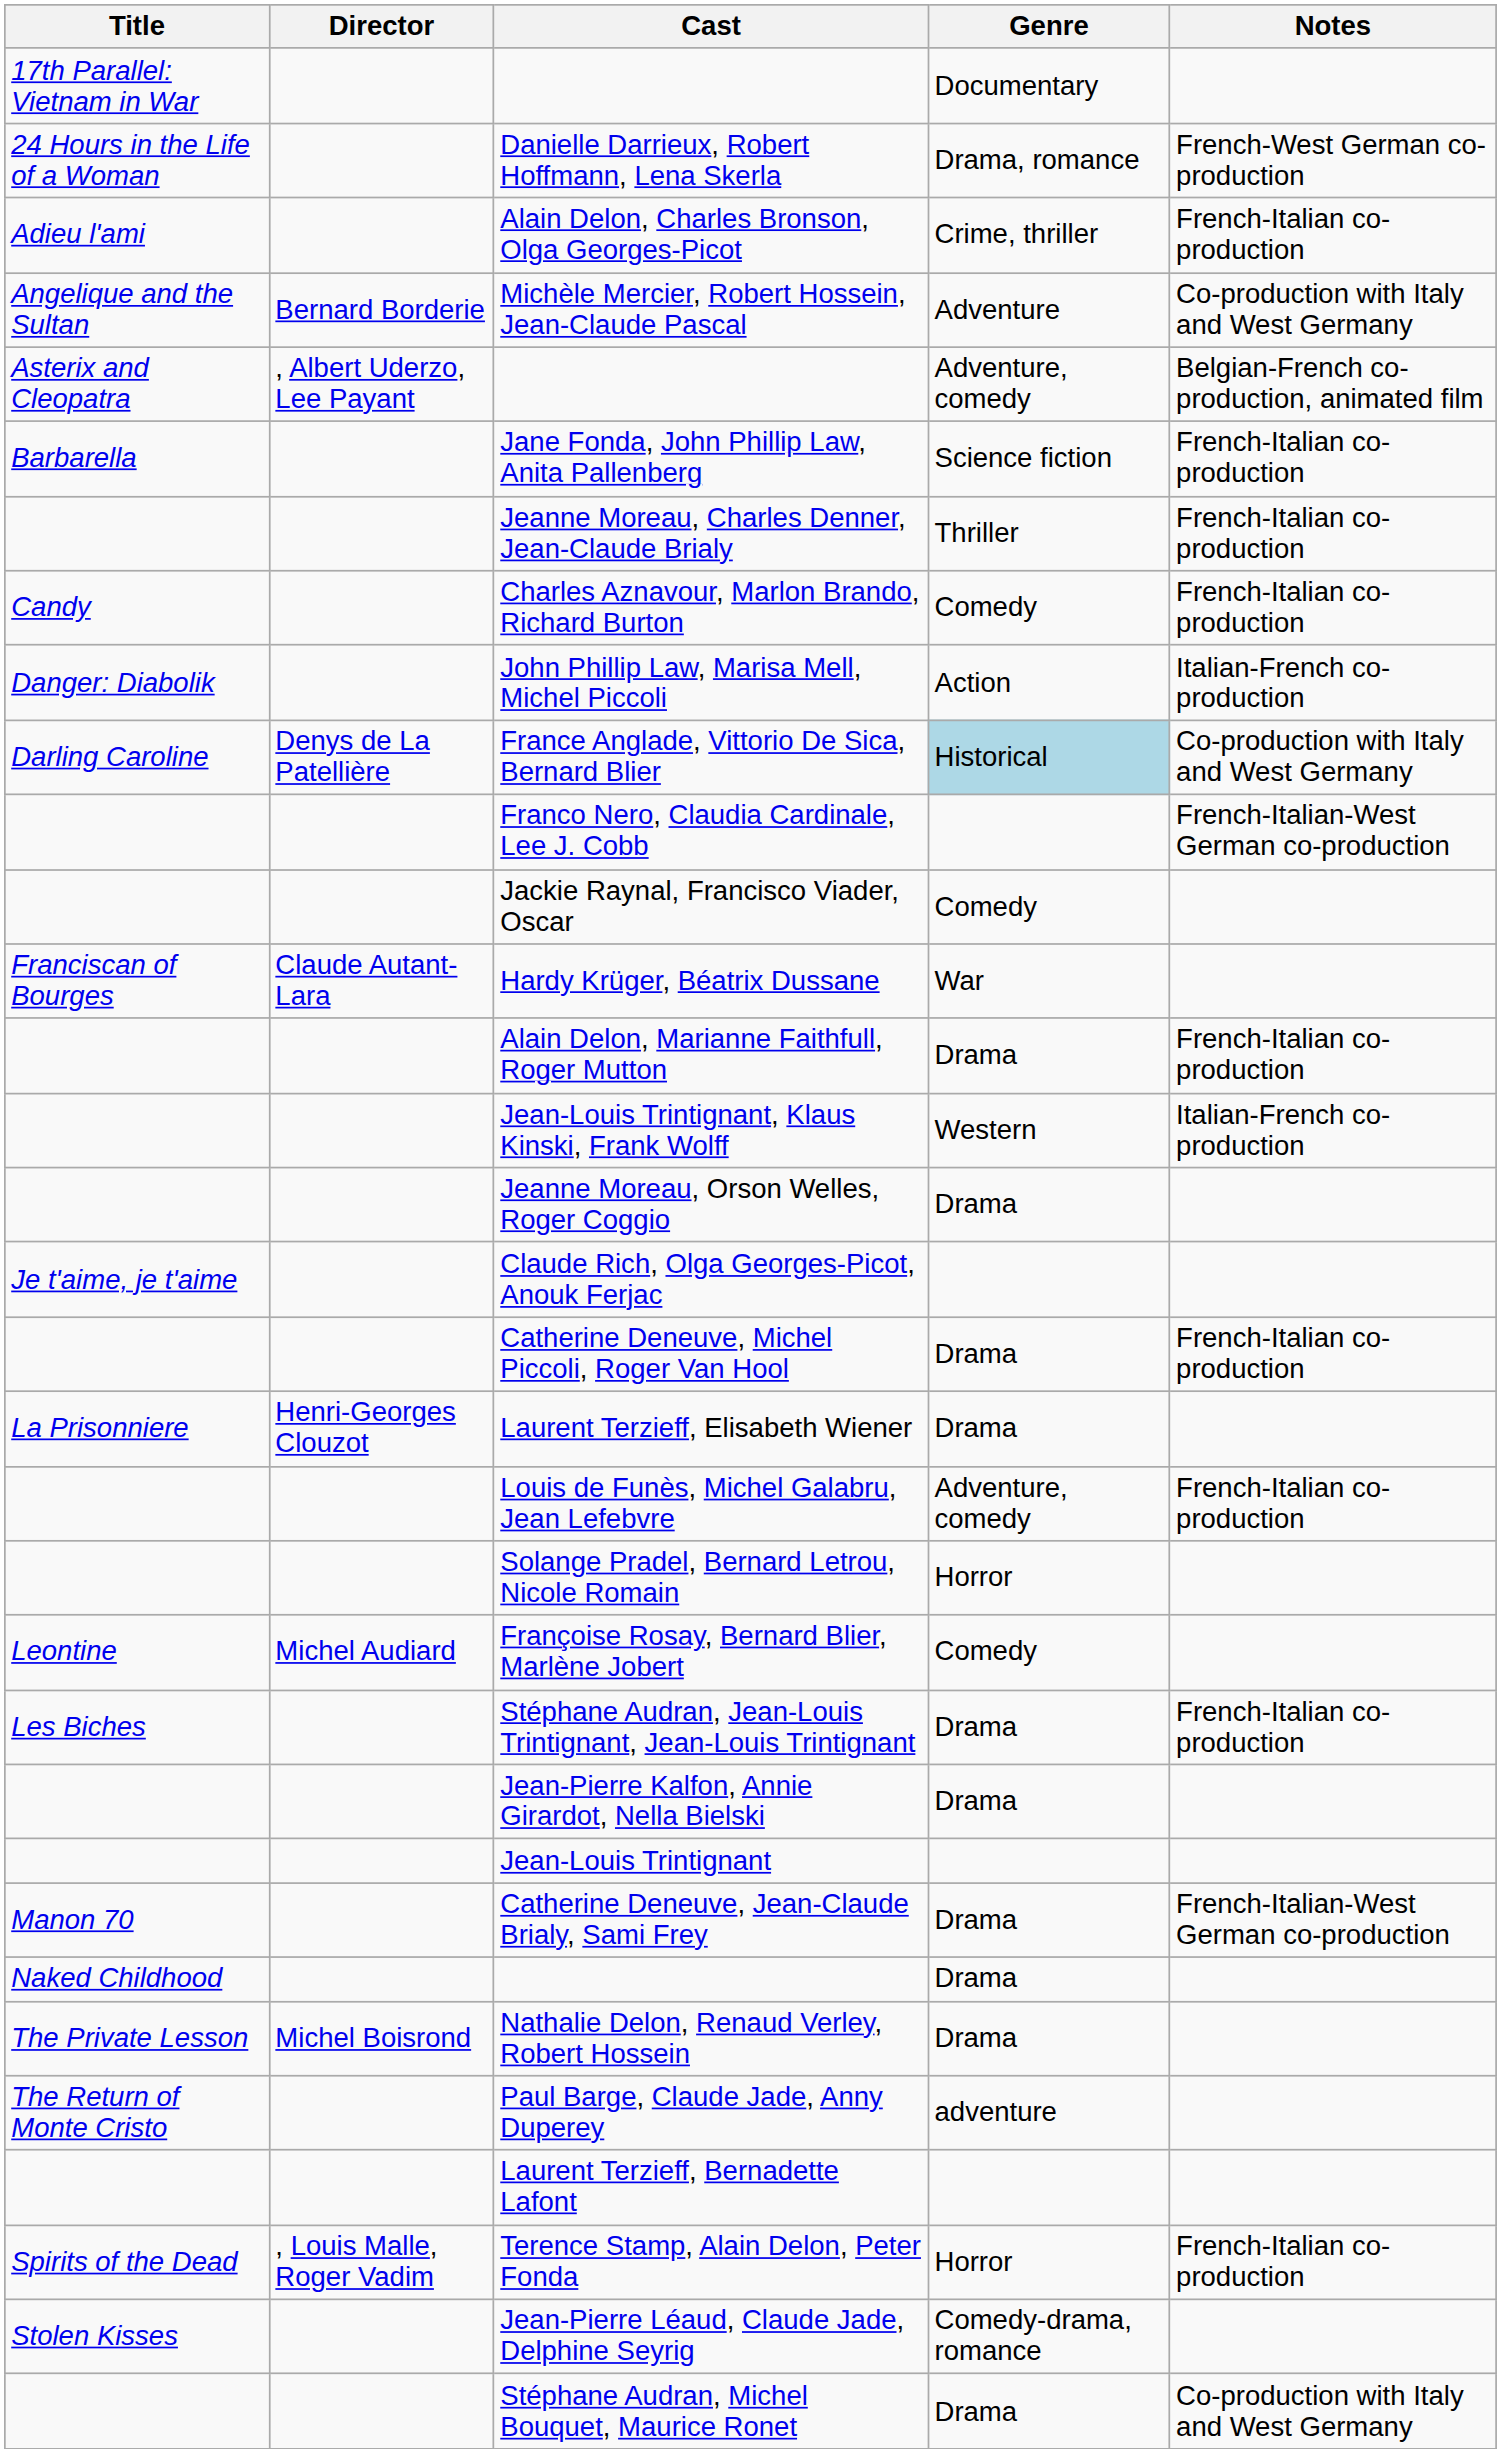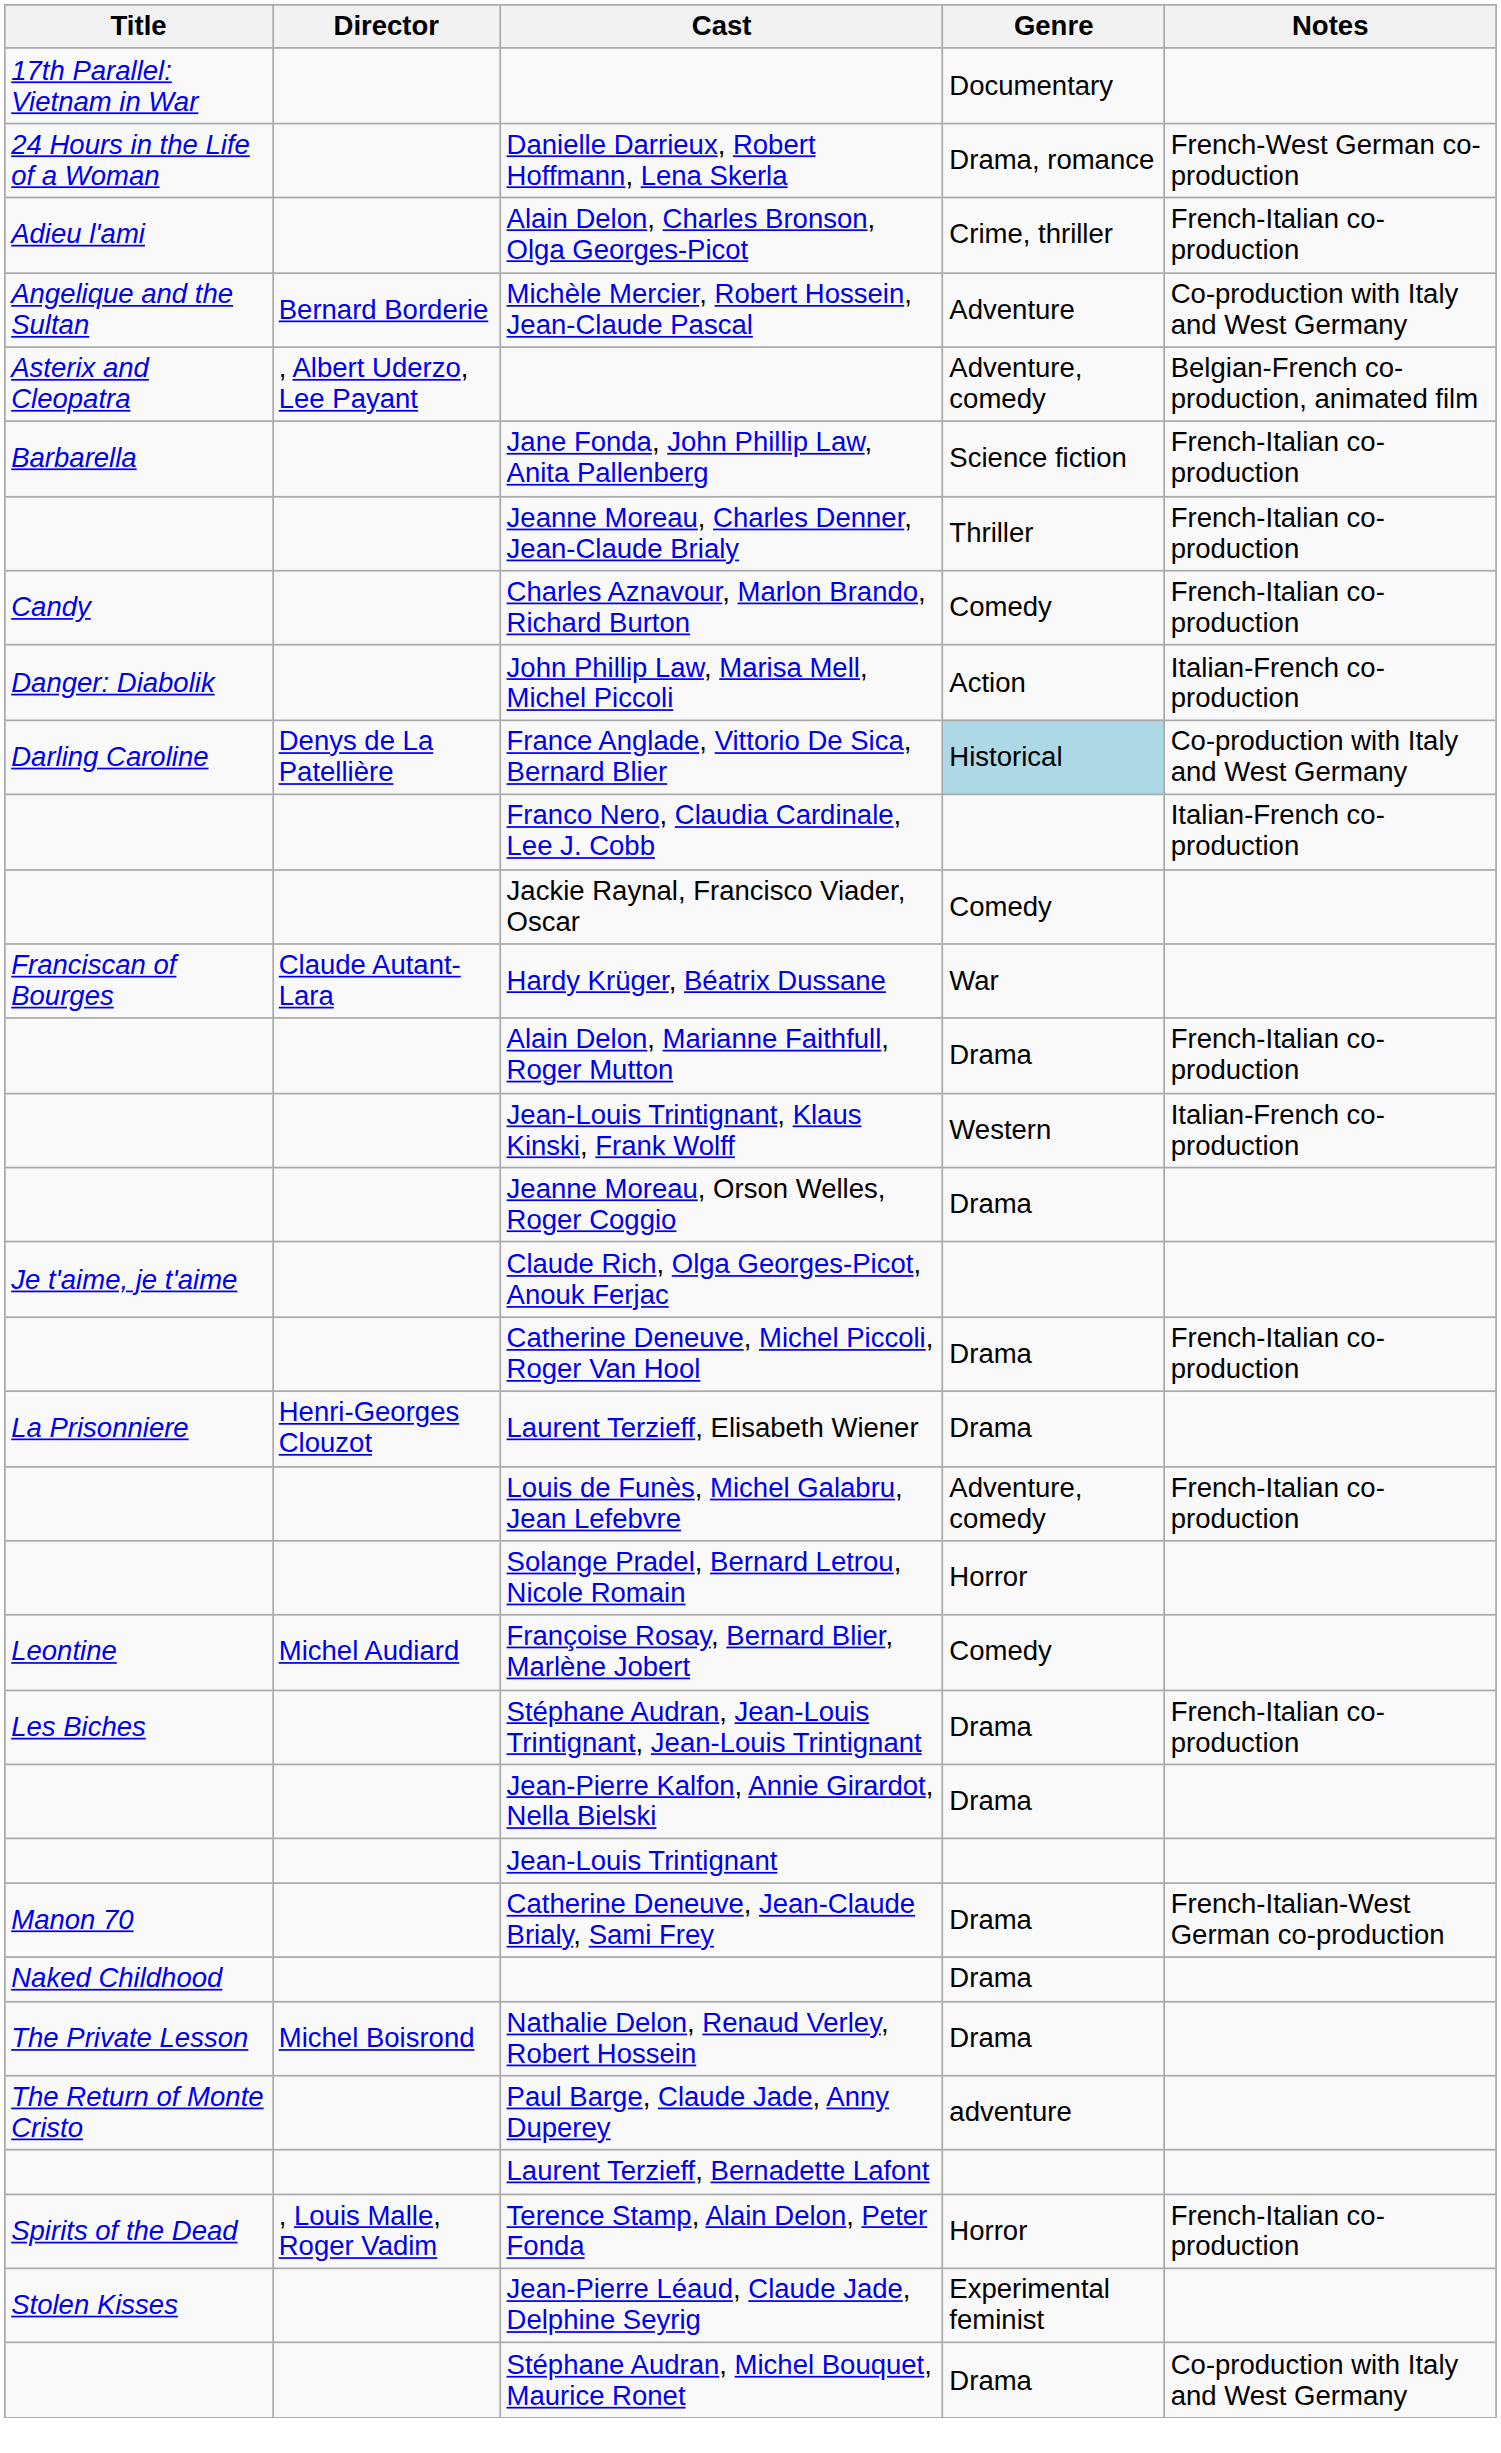(1313, 831) French-Italian-West German co-production -> (1278, 831) Italian-French co-production
(1033, 2336) Comedy-drama, romance -> (1030, 2305) Experimental feminist
